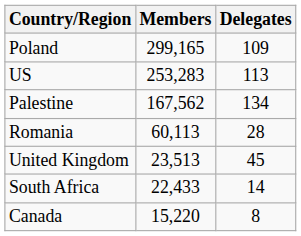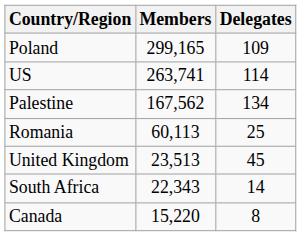(175, 75) 253,283 -> (175, 75) 263,741
(256, 75) 113 -> (256, 75) 114
(256, 132) 28 -> (256, 132) 25
(175, 188) 22,433 -> (175, 188) 22,343
